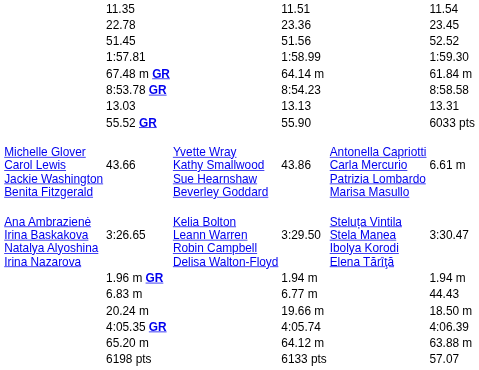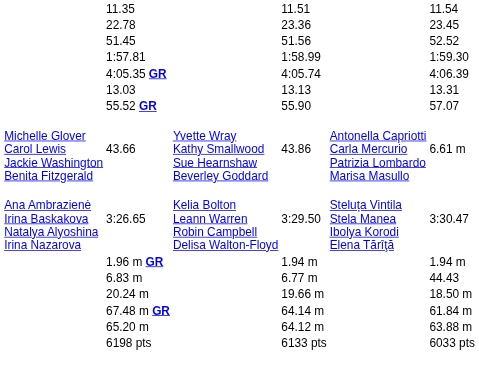rows swapped: (136, 327) <-> (138, 74)
- row: (136, 90)
(452, 122) 6033 pts -> (444, 106) 57.07
(444, 359) 57.07 -> (452, 343) 6033 pts
